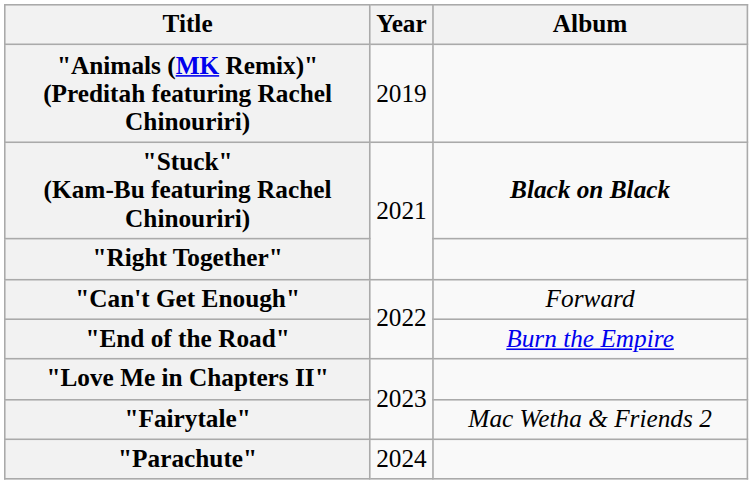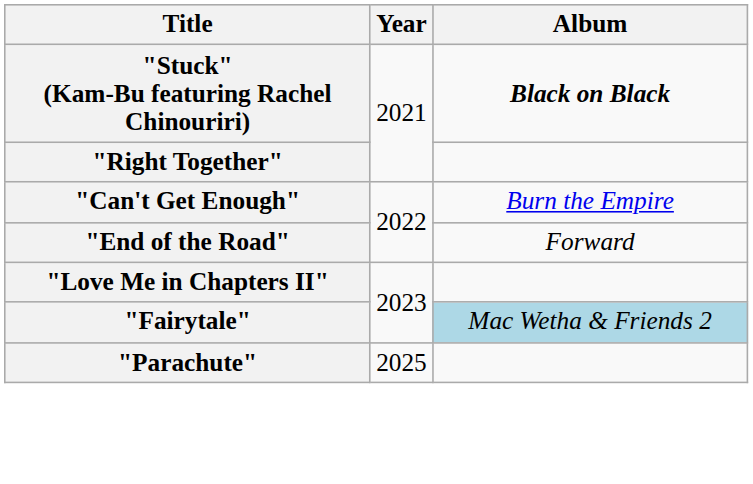- row: (188, 93)
(590, 298) Forward -> (590, 201) Burn the Empire
(590, 338) Burn the Empire -> (590, 241) Forward
(590, 418) no background -> (590, 321) lightblue background
(401, 459) 2024 -> (401, 362) 2025
